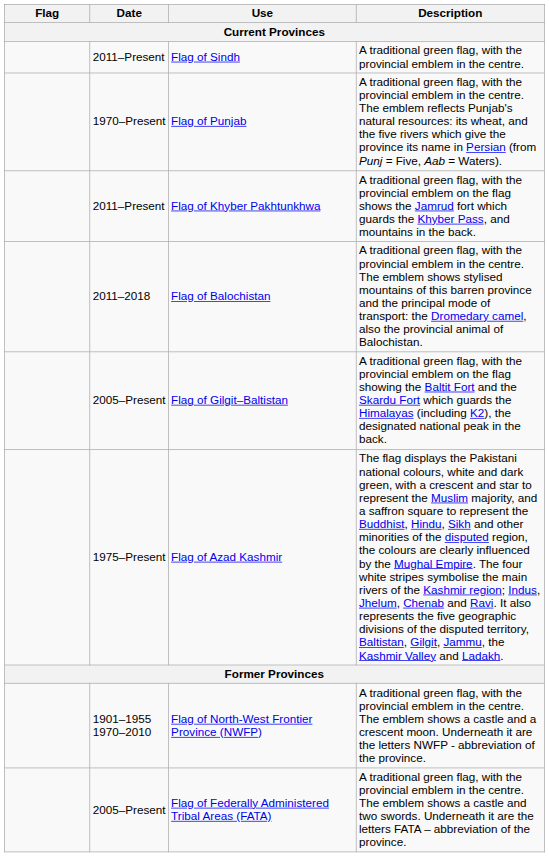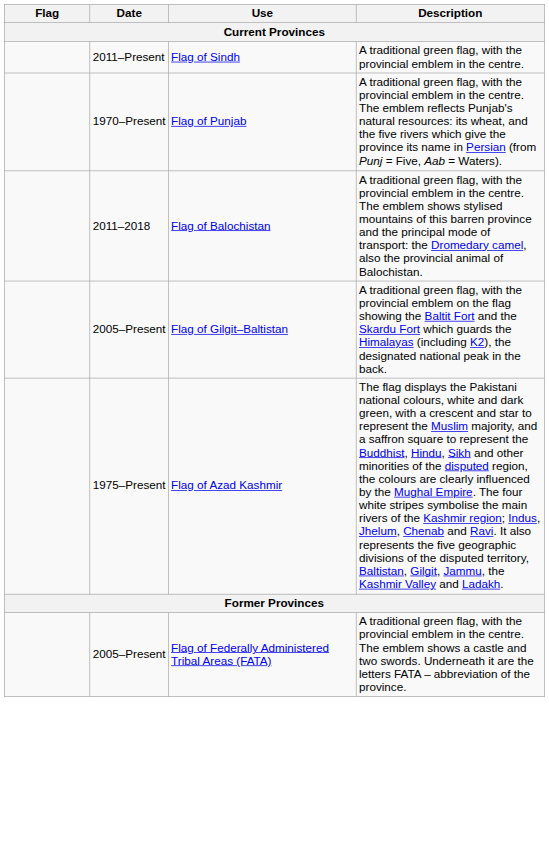- row: (246, 206)
- row: (242, 725)
